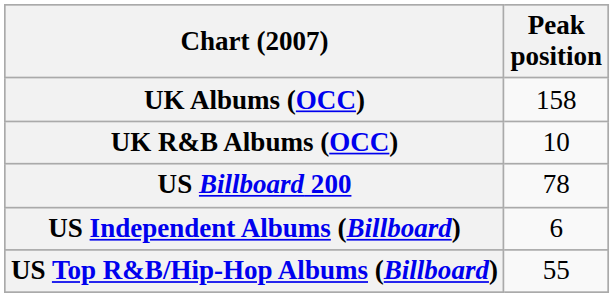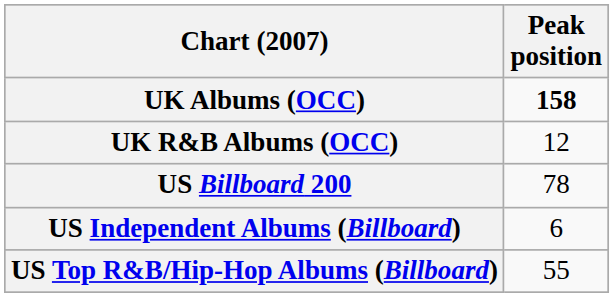(556, 99) normal -> (556, 99) bold
(556, 142) 10 -> (556, 142) 12
